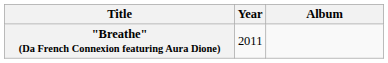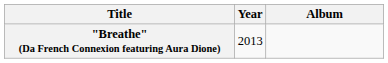(250, 41) 2011 -> (250, 41) 2013
